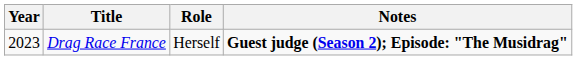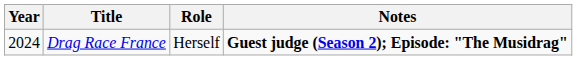(24, 42) 2023 -> (24, 42) 2024
